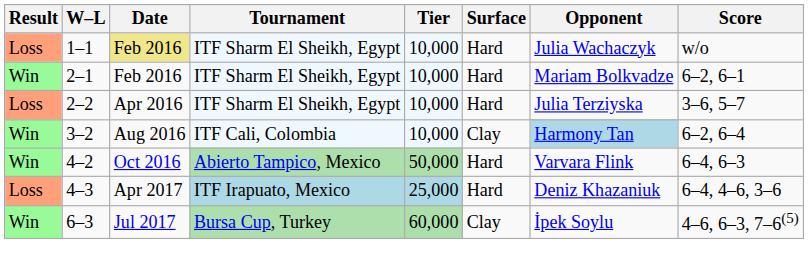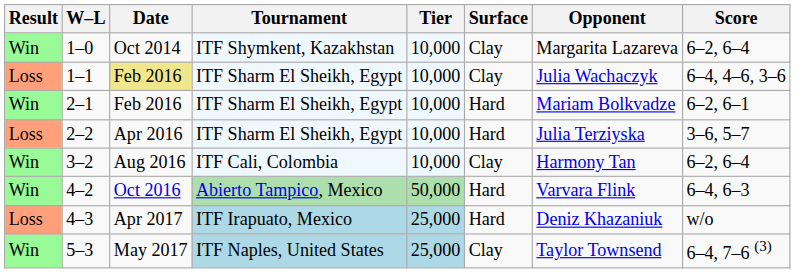+ row: (80, 47)
(485, 47) Hard -> (486, 76) Clay
(695, 47) w/o -> (736, 76) 6–4, 4–6, 3–6
(584, 133) lightblue background -> (586, 162) no background
(731, 190) 6–4, 4–6, 3–6 -> (700, 219) w/o
+ row: (80, 250)
- row: (80, 221)
